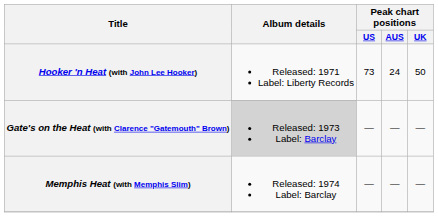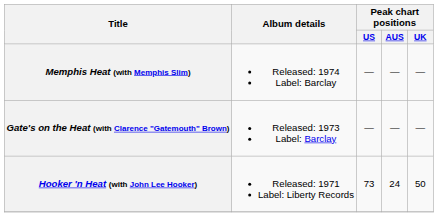rows swapped: (118, 72) <-> (118, 184)
(294, 133) lightgrey background -> (294, 133) no background
